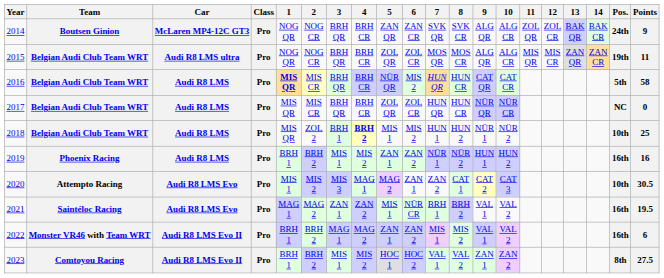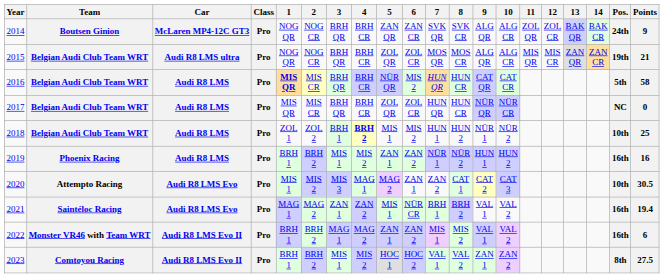(645, 56) 11 -> (645, 56) 21
(289, 133) MIS QR -> (289, 133) ZOL 1
(645, 209) 19.5 -> (645, 209) 19.4
